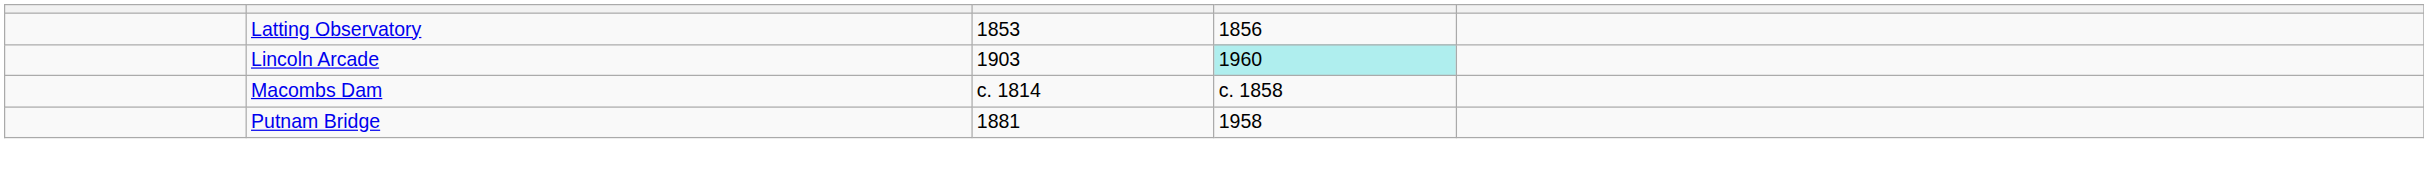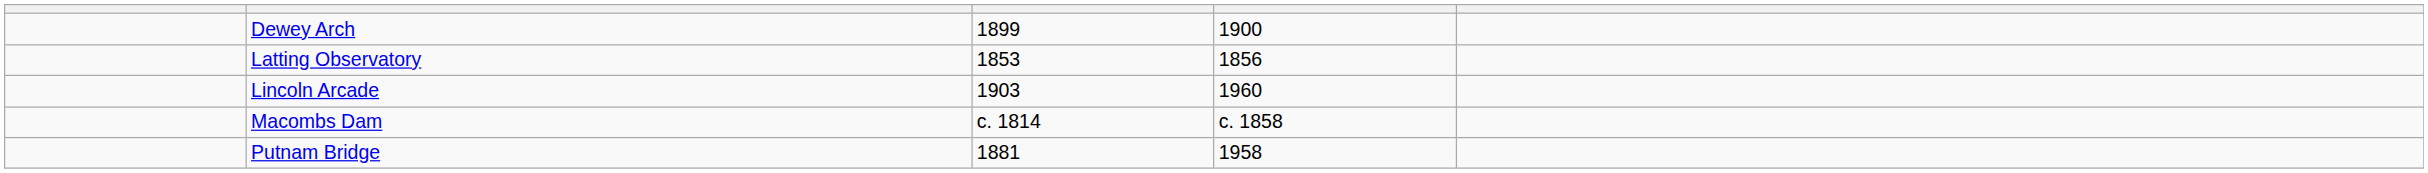+ row: (303, 28)
(1240, 59) paleturquoise background -> (1240, 90) no background
